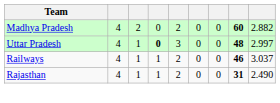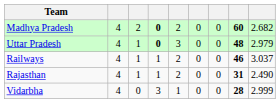(158, 28) normal -> (158, 28) bold
(262, 28) 2.882 -> (262, 28) 2.682
(262, 43) 2.997 -> (262, 43) 2.979
+ row: (25, 91)
